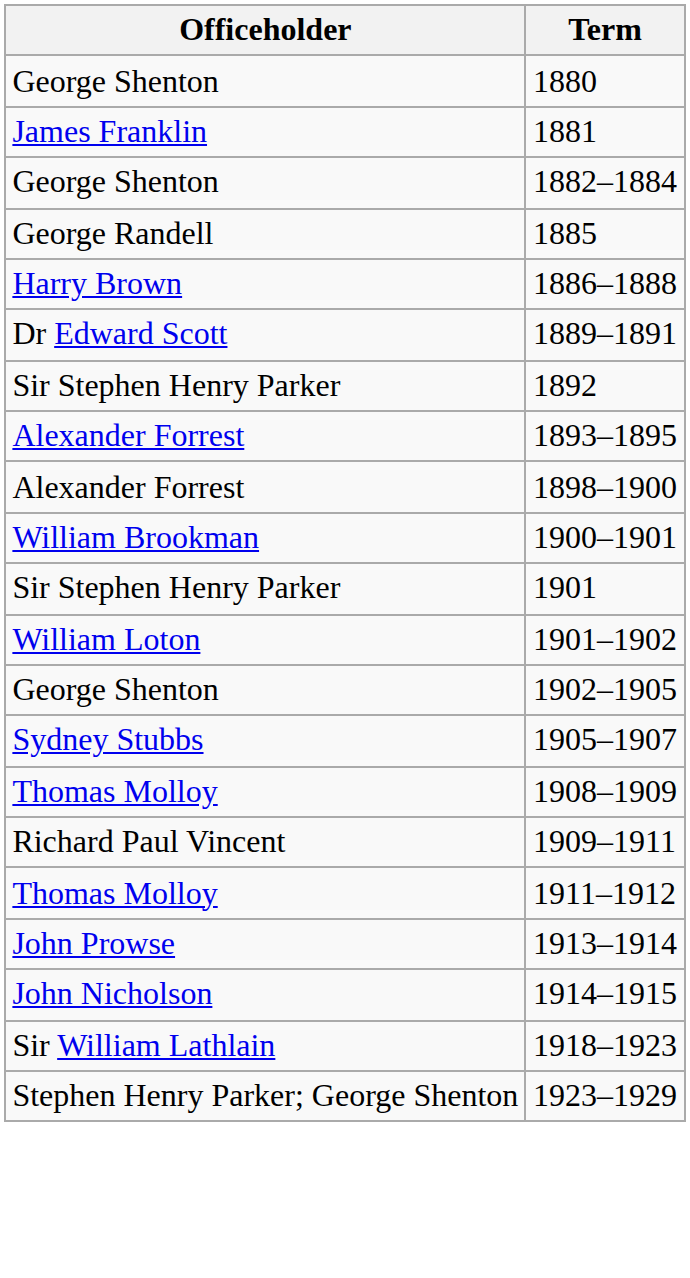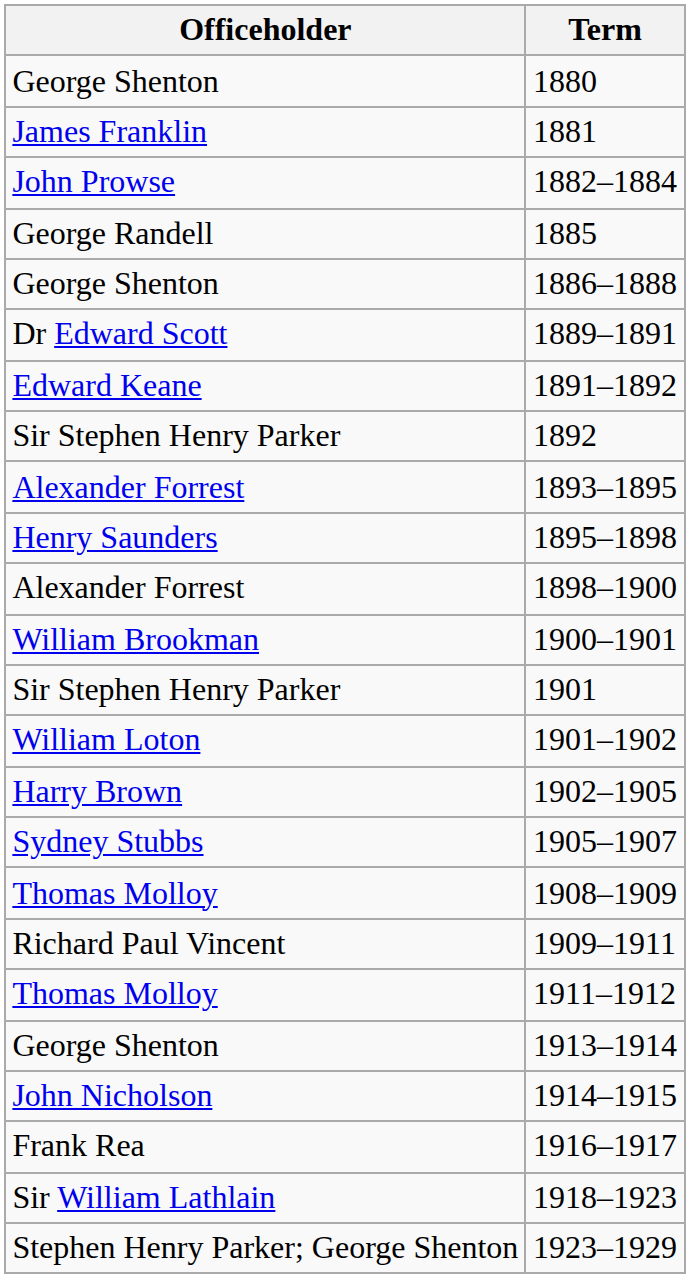(116, 182) George Shenton -> (94, 182) John Prowse
(97, 283) Harry Brown -> (116, 283) George Shenton
+ row: (605, 385)
+ row: (605, 537)
(116, 689) George Shenton -> (97, 791) Harry Brown
(94, 943) John Prowse -> (116, 1044) George Shenton
+ row: (605, 1146)
